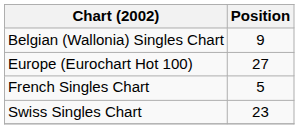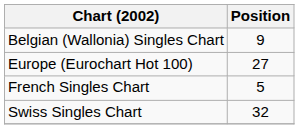(260, 111) 23 -> (260, 111) 32
